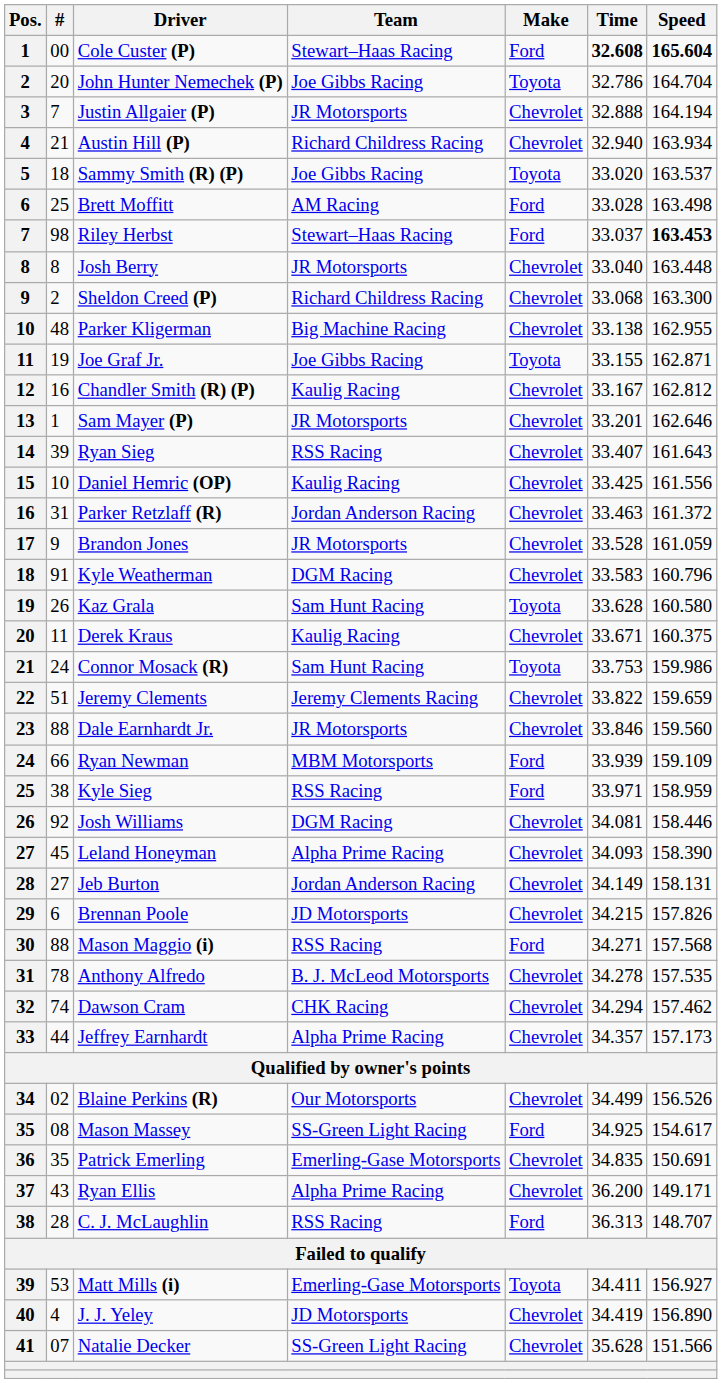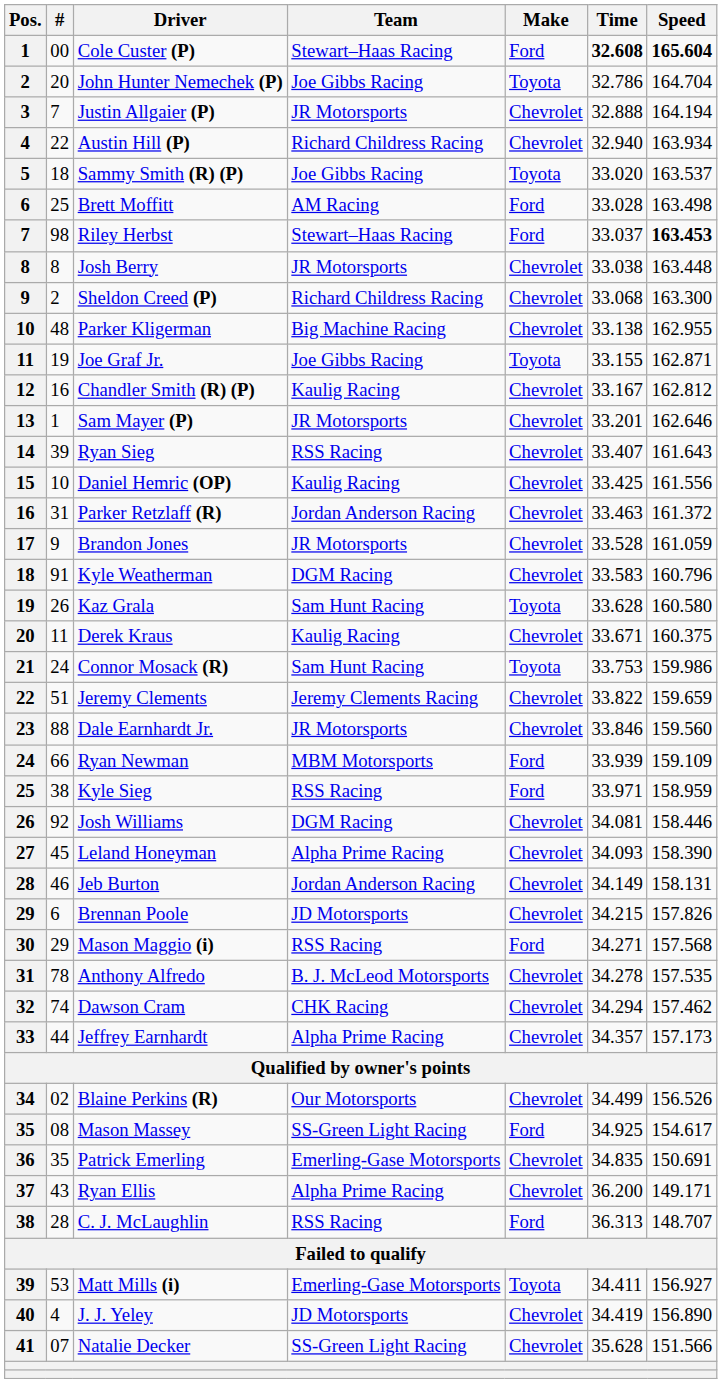(60, 143) 21 -> (60, 143) 22
(617, 266) 33.040 -> (617, 266) 33.038
(60, 883) 27 -> (60, 883) 46
(60, 944) 88 -> (60, 944) 29
